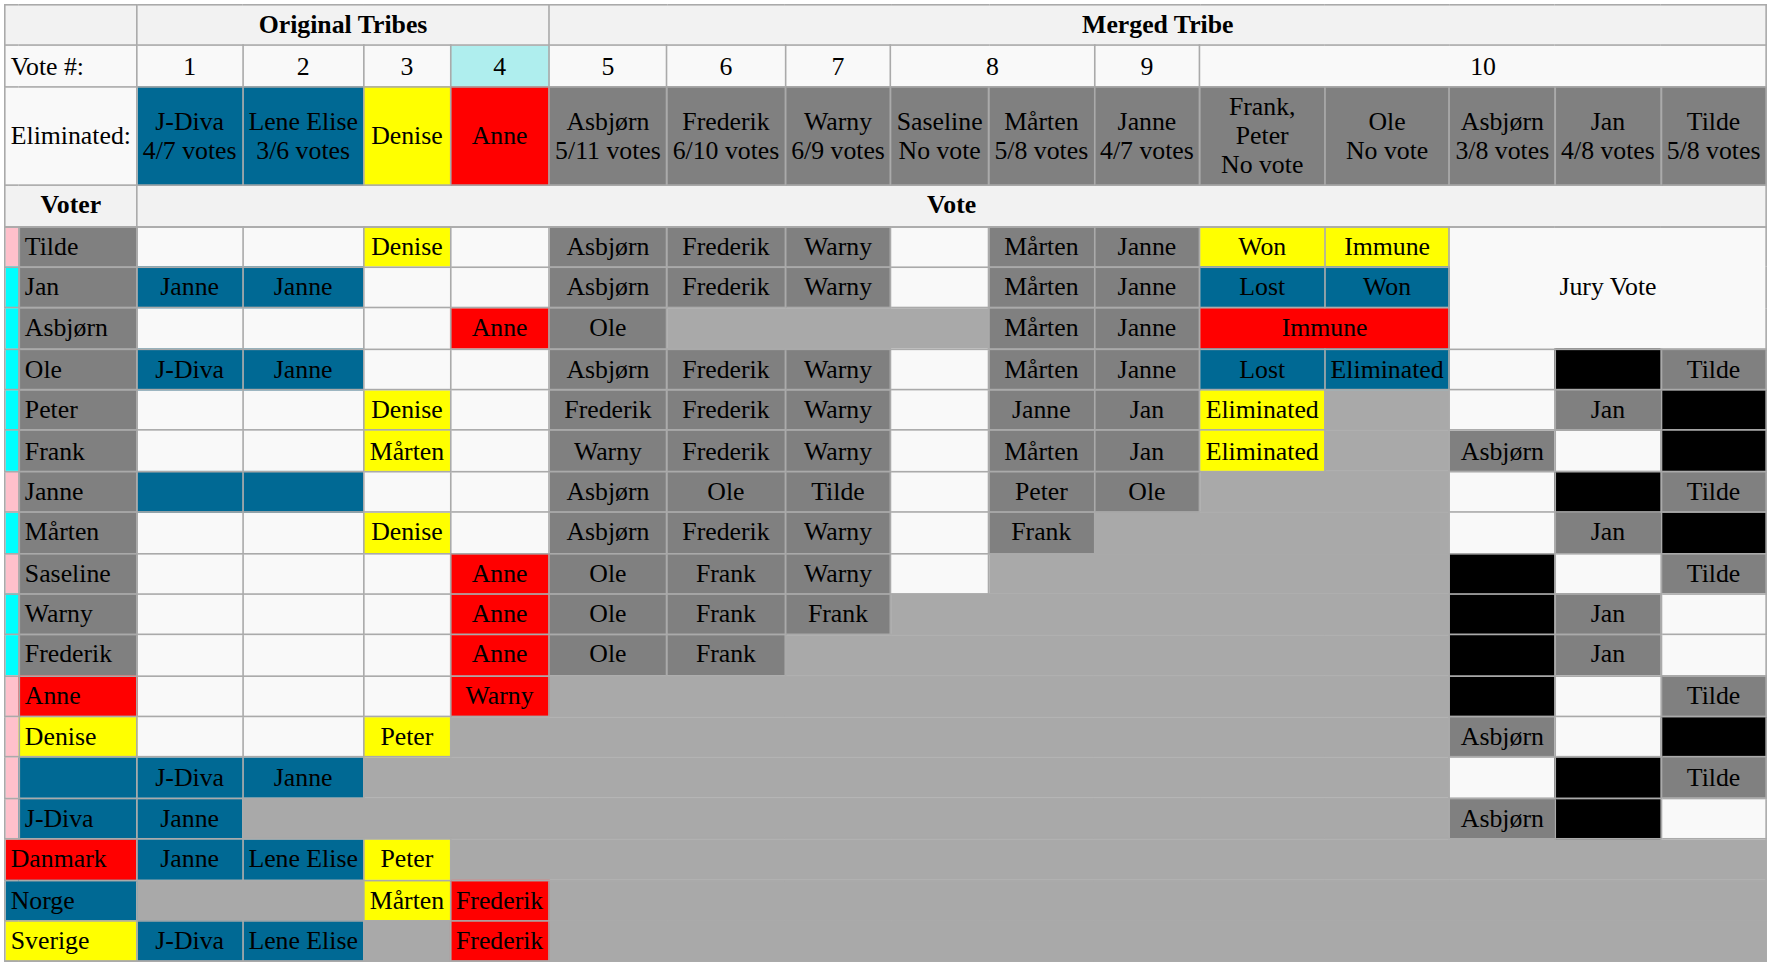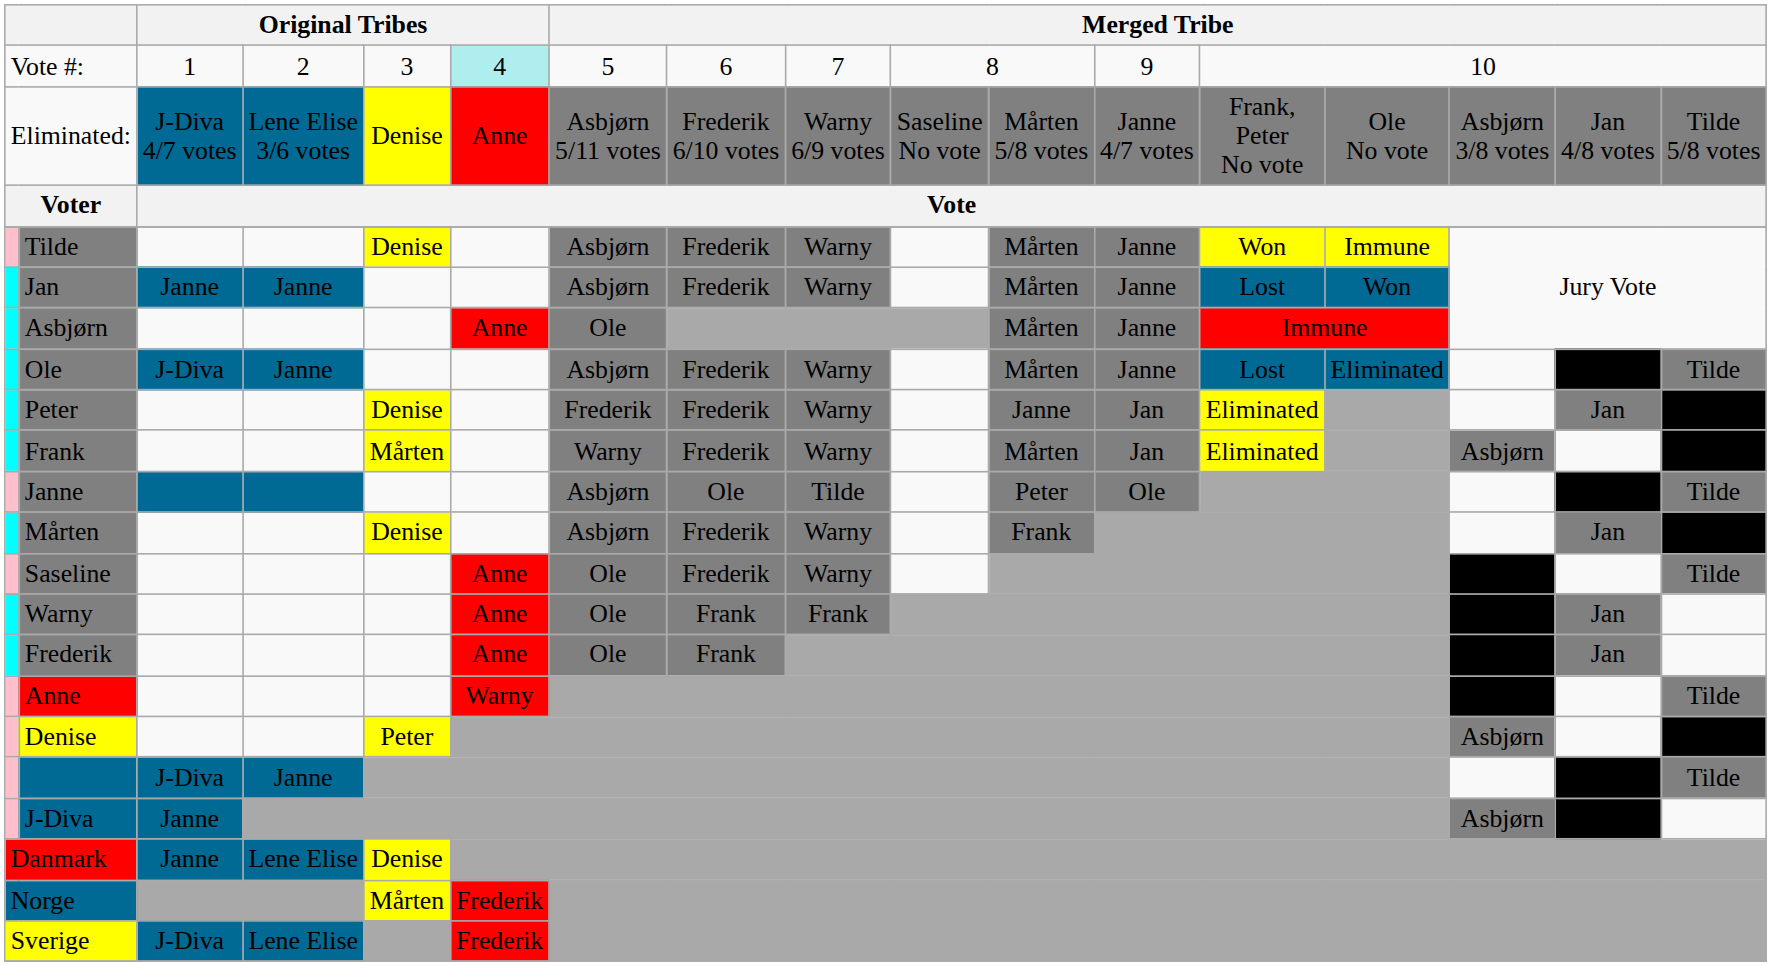(726, 573) Frank -> (726, 573) Frederik
(407, 859) Peter -> (407, 859) Denise
